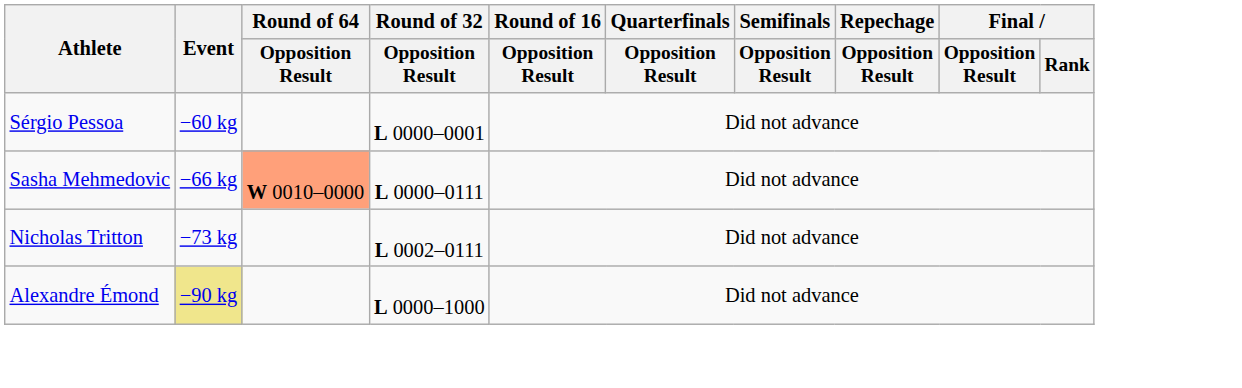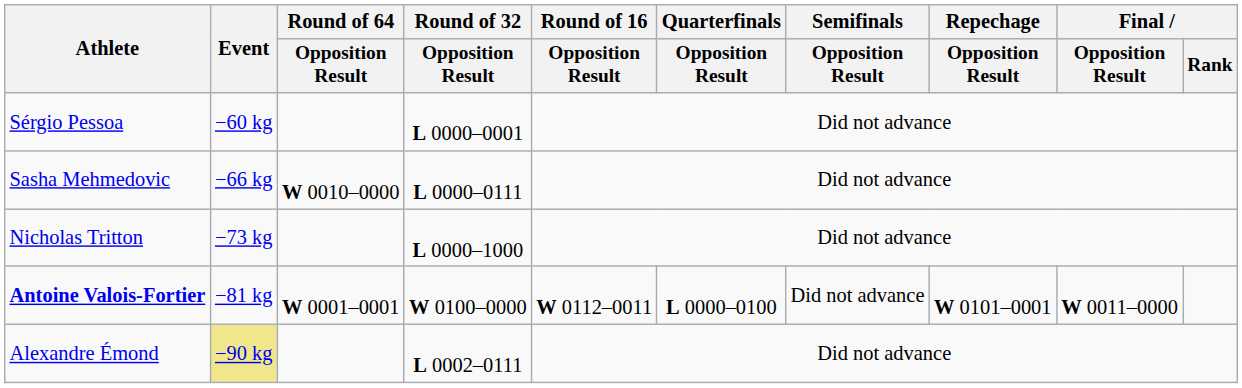(306, 192) lightsalmon background -> (341, 192) no background
(429, 249) L 0002–0111 -> (468, 249) L 0000–1000
+ row: (107, 295)
(429, 307) L 0000–1000 -> (468, 365) L 0002–0111
